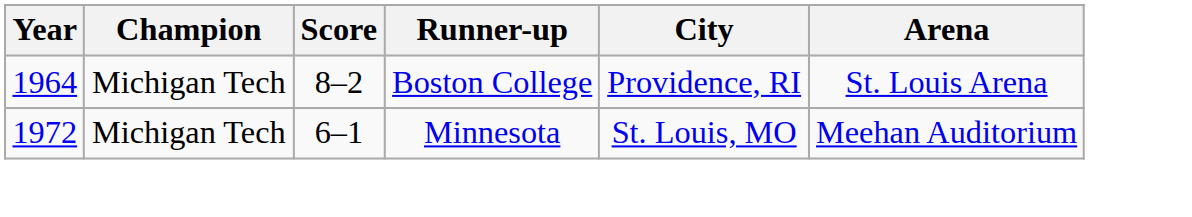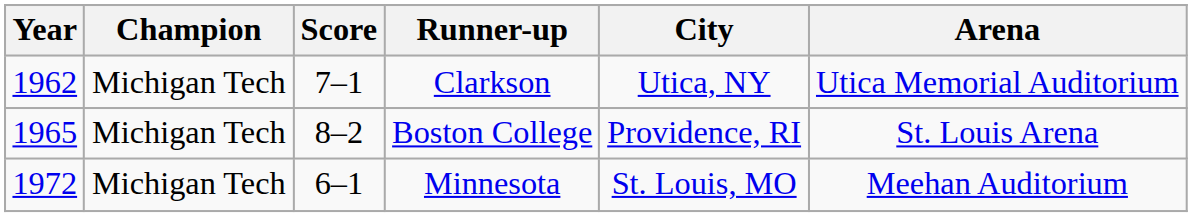+ row: (492, 81)
(45, 81) 1964 -> (45, 132) 1965
